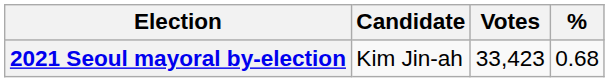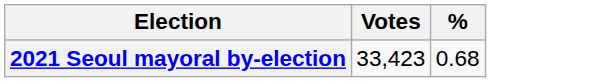- column: (411, 22)
